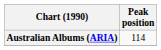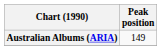(138, 38) 114 -> (138, 38) 149
